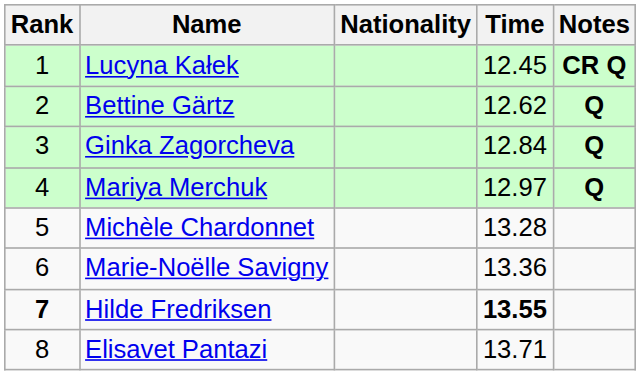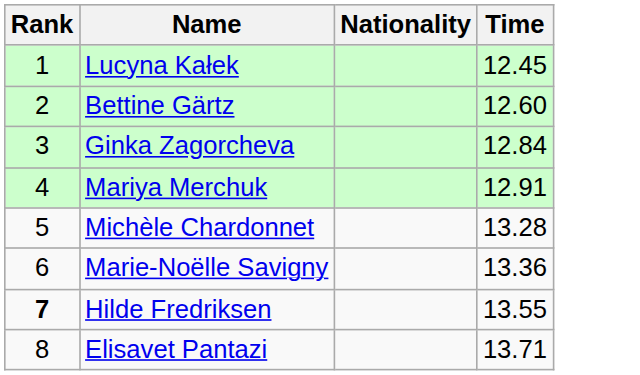- column: (594, 24)
(515, 106) 12.62 -> (515, 106) 12.60
(515, 187) 12.97 -> (515, 187) 12.91
(515, 308) bold -> (515, 308) normal
